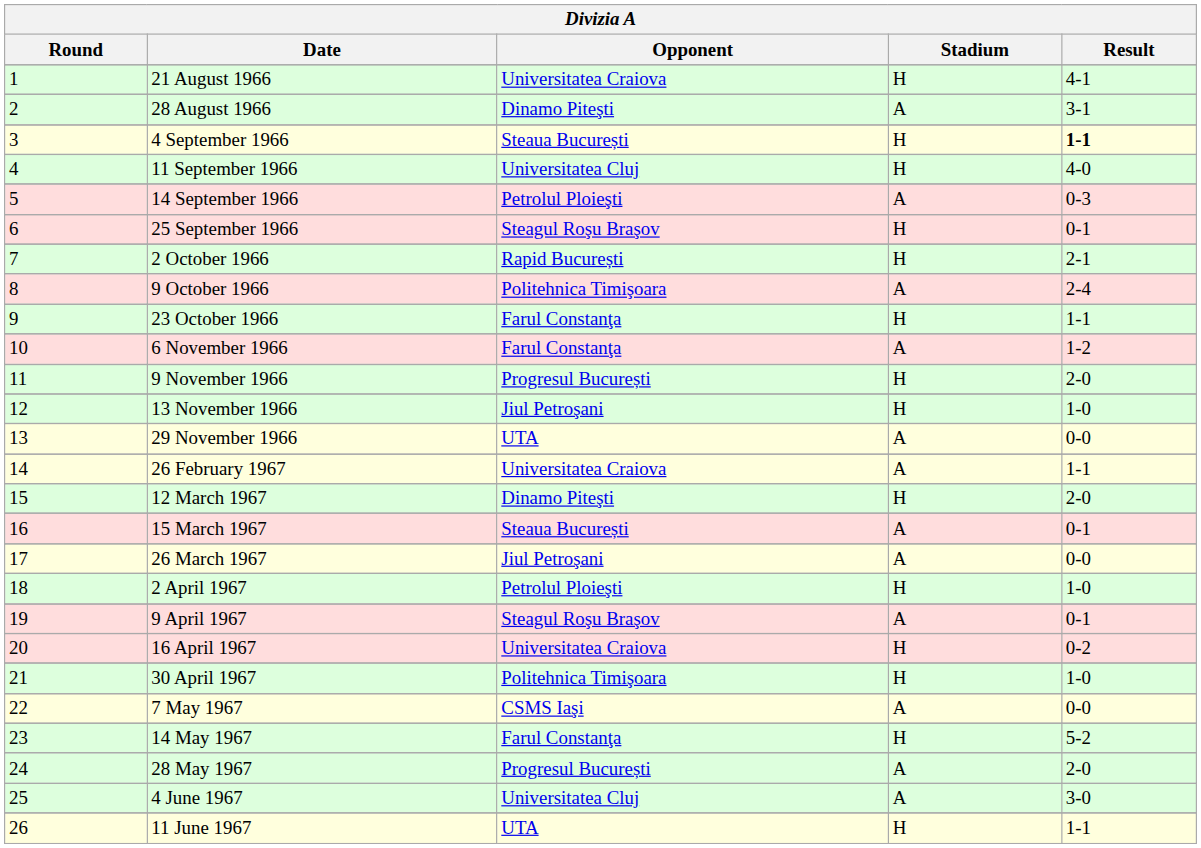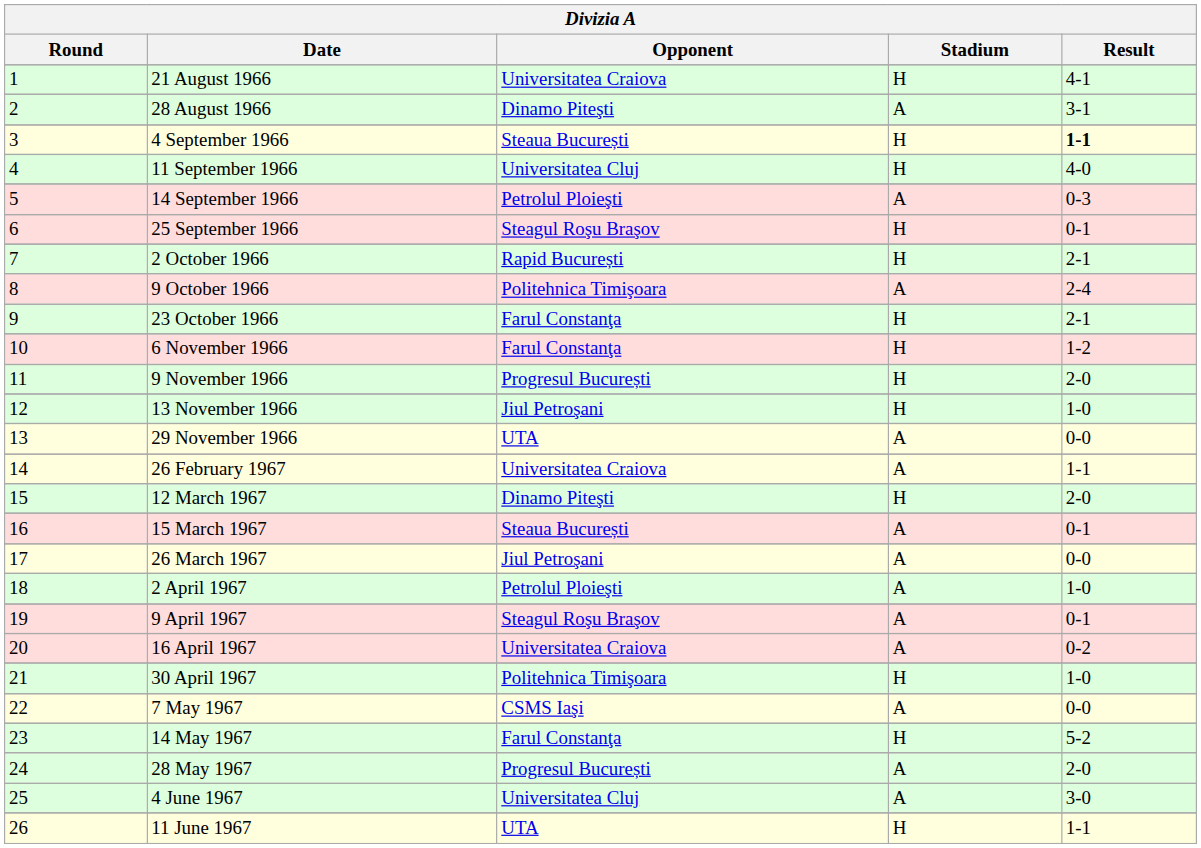(1078, 318) 1-1 -> (1078, 318) 2-1
(899, 348) A -> (899, 348) H
(899, 588) H -> (899, 588) A
(899, 648) H -> (899, 648) A
